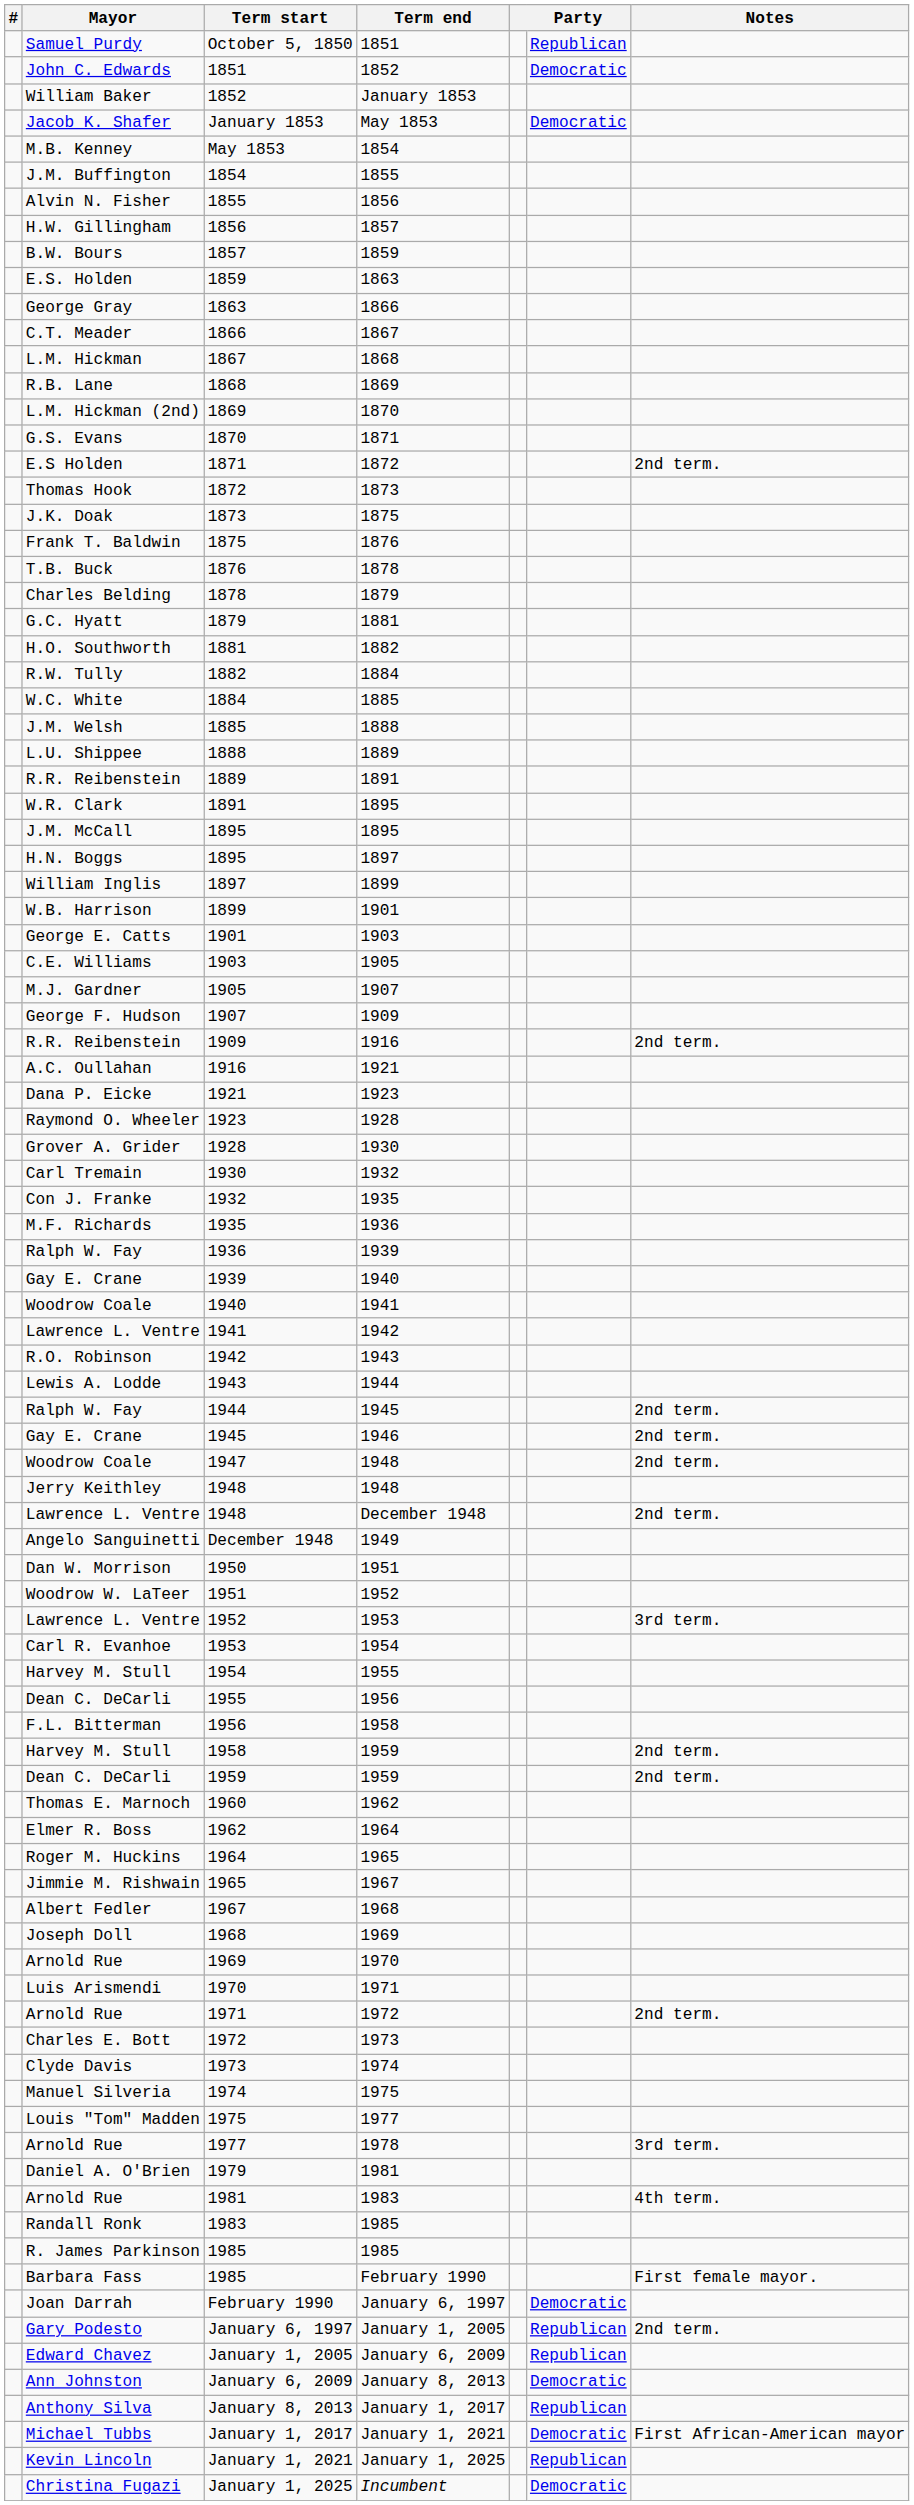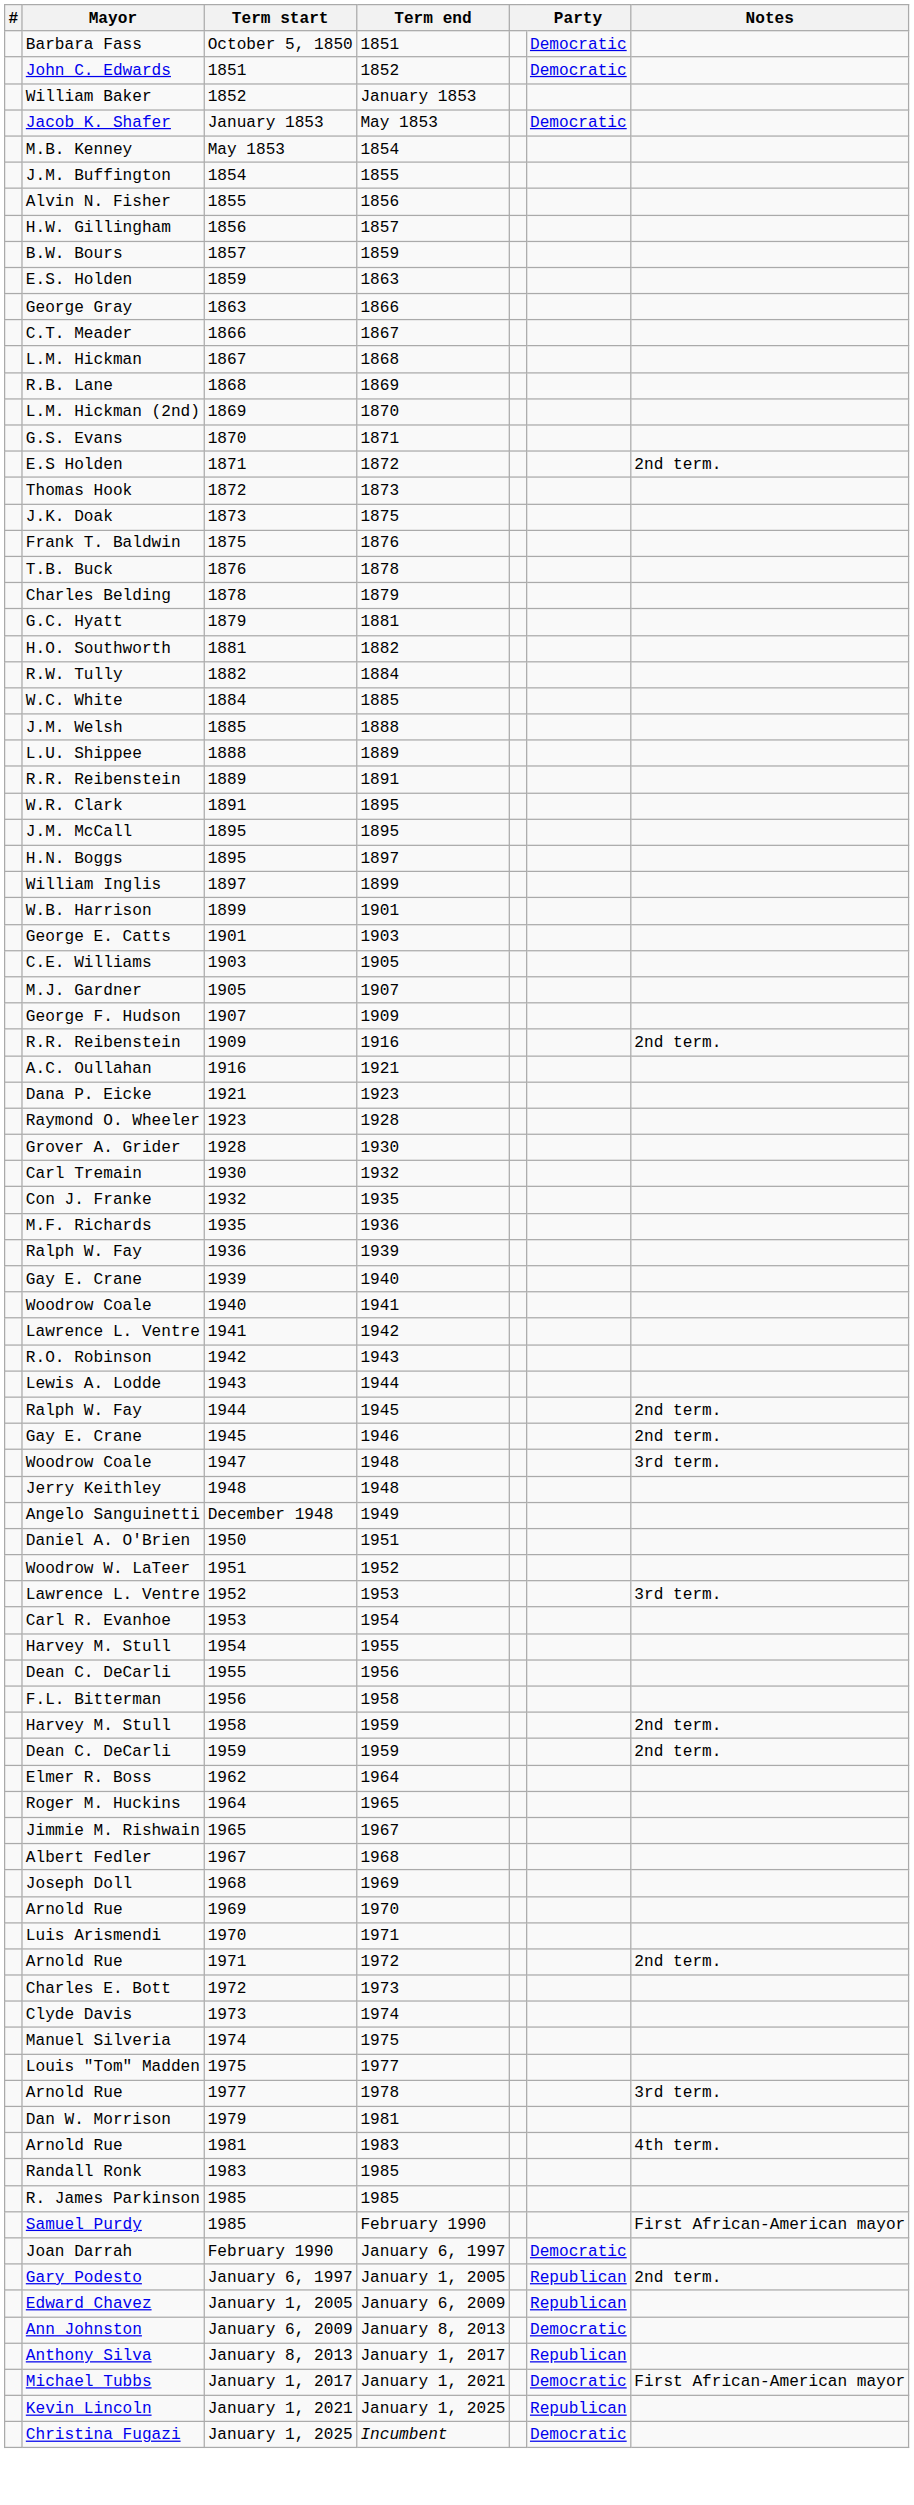(84, 44) Samuel Purdy -> (84, 44) Barbara Fass
(578, 44) Republican -> (578, 44) Democratic
(678, 1463) 2nd term. -> (678, 1463) 3rd term.
- row: (227, 1515)
(98, 1568) Dan W. Morrison -> (108, 1542) Daniel A. O'Brien
- row: (227, 1804)
(108, 2172) Daniel A. O'Brien -> (98, 2120) Dan W. Morrison
(84, 2277) Barbara Fass -> (84, 2225) Samuel Purdy
(726, 2277) First female mayor. -> (770, 2225) First African-American mayor
